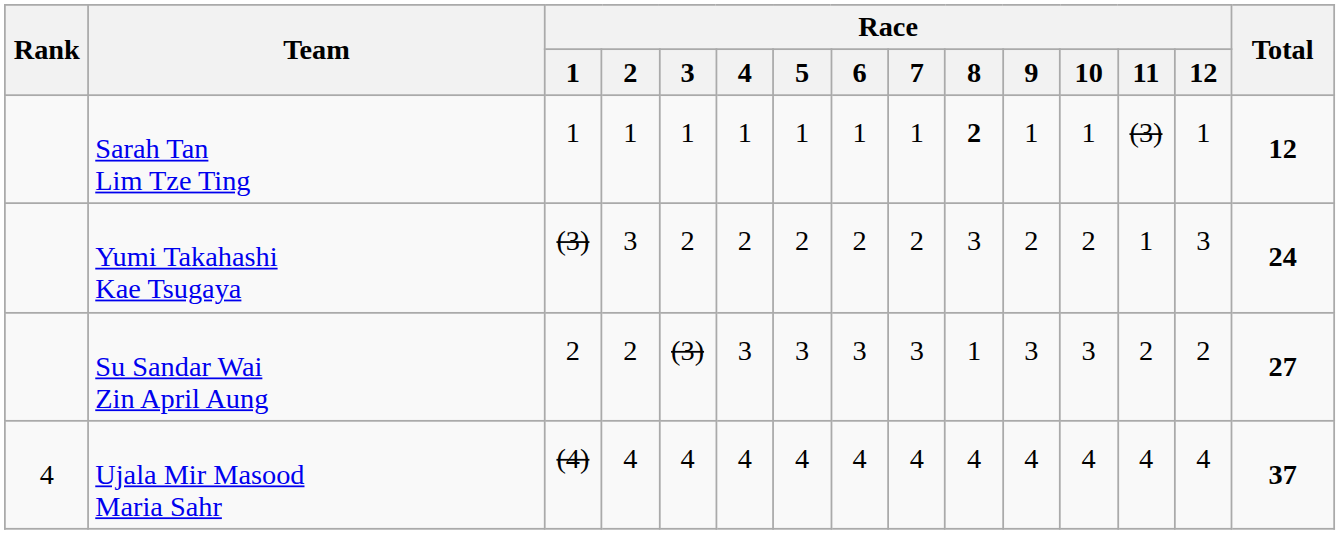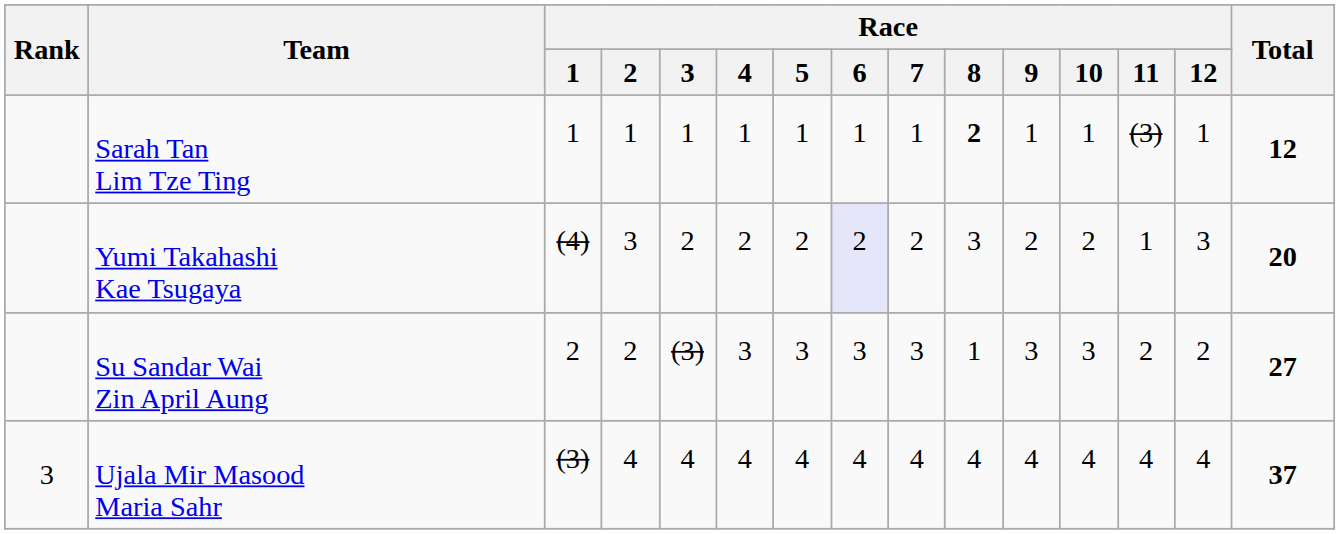(573, 257) (3) -> (573, 257) (4)
(859, 257) no background -> (859, 257) lavender background
(1283, 257) 24 -> (1283, 257) 20
(47, 474) 4 -> (47, 474) 3
(573, 474) (4) -> (573, 474) (3)
